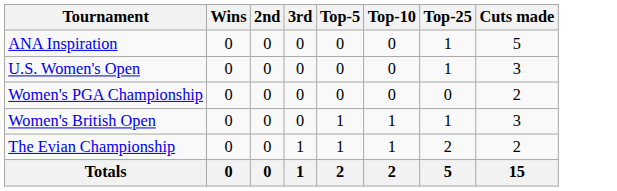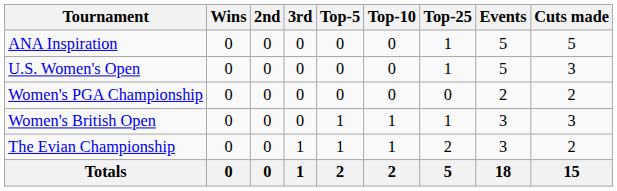+ column: (503, 17)
